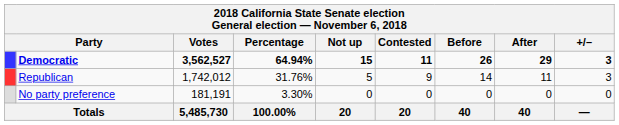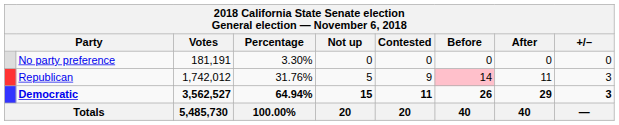rows swapped: (48, 60) <-> (67, 95)
(486, 77) no background -> (486, 77) pink background
